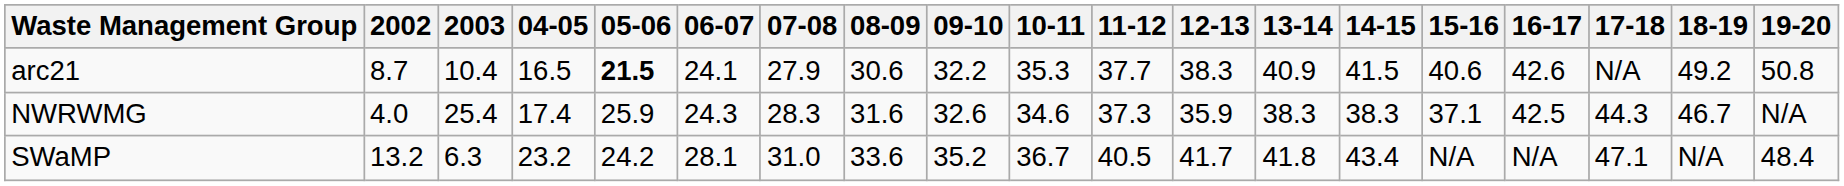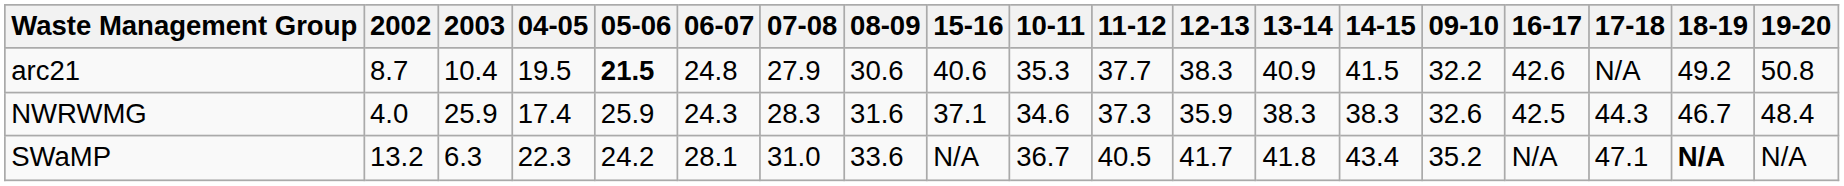columns swapped: (968, 26) <-> (1464, 26)
(545, 69) 16.5 -> (545, 69) 19.5
(711, 69) 24.1 -> (711, 69) 24.8
(471, 113) 25.4 -> (471, 113) 25.9
(1784, 113) N/A -> (1788, 113) 48.4
(545, 157) 23.2 -> (545, 157) 22.3
(1701, 157) normal -> (1701, 157) bold
(1788, 157) 48.4 -> (1784, 157) N/A
